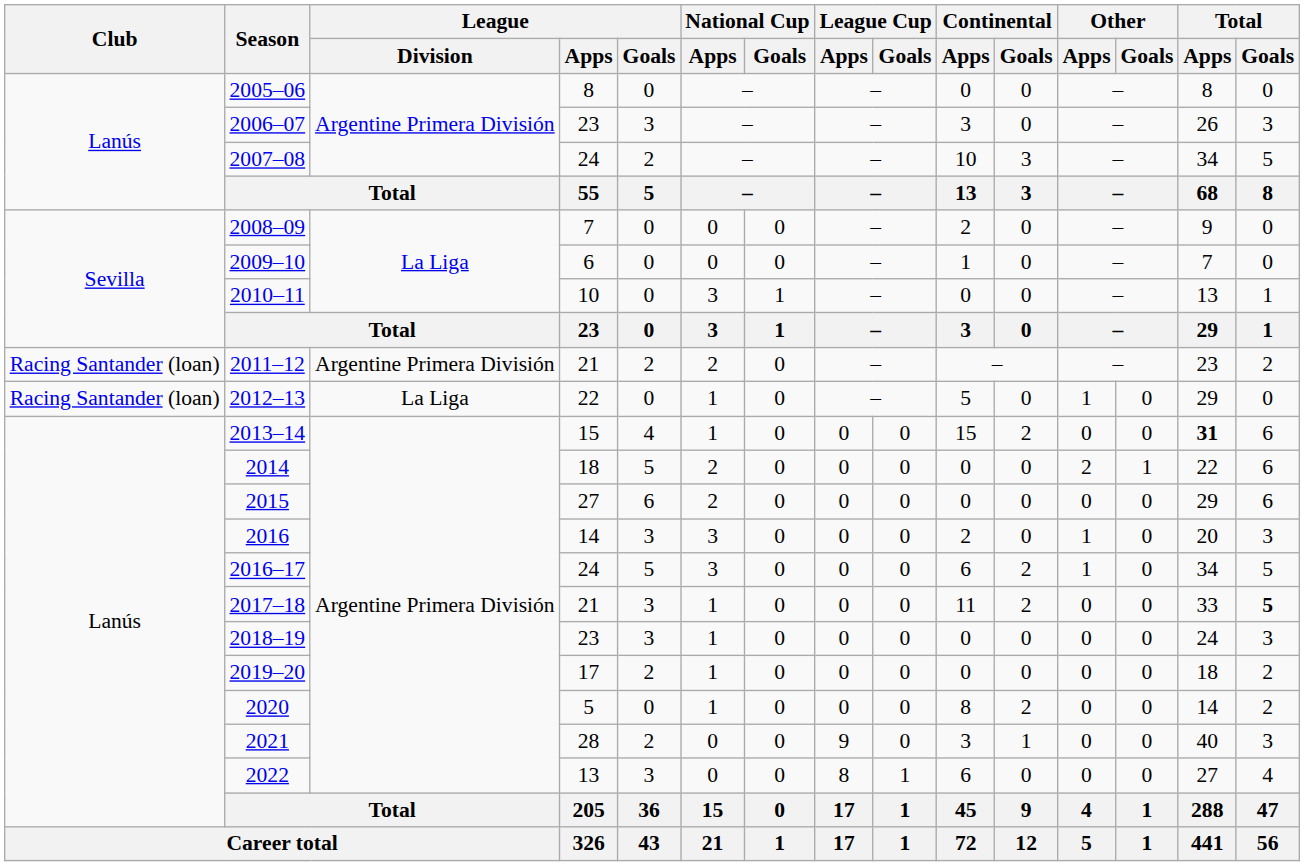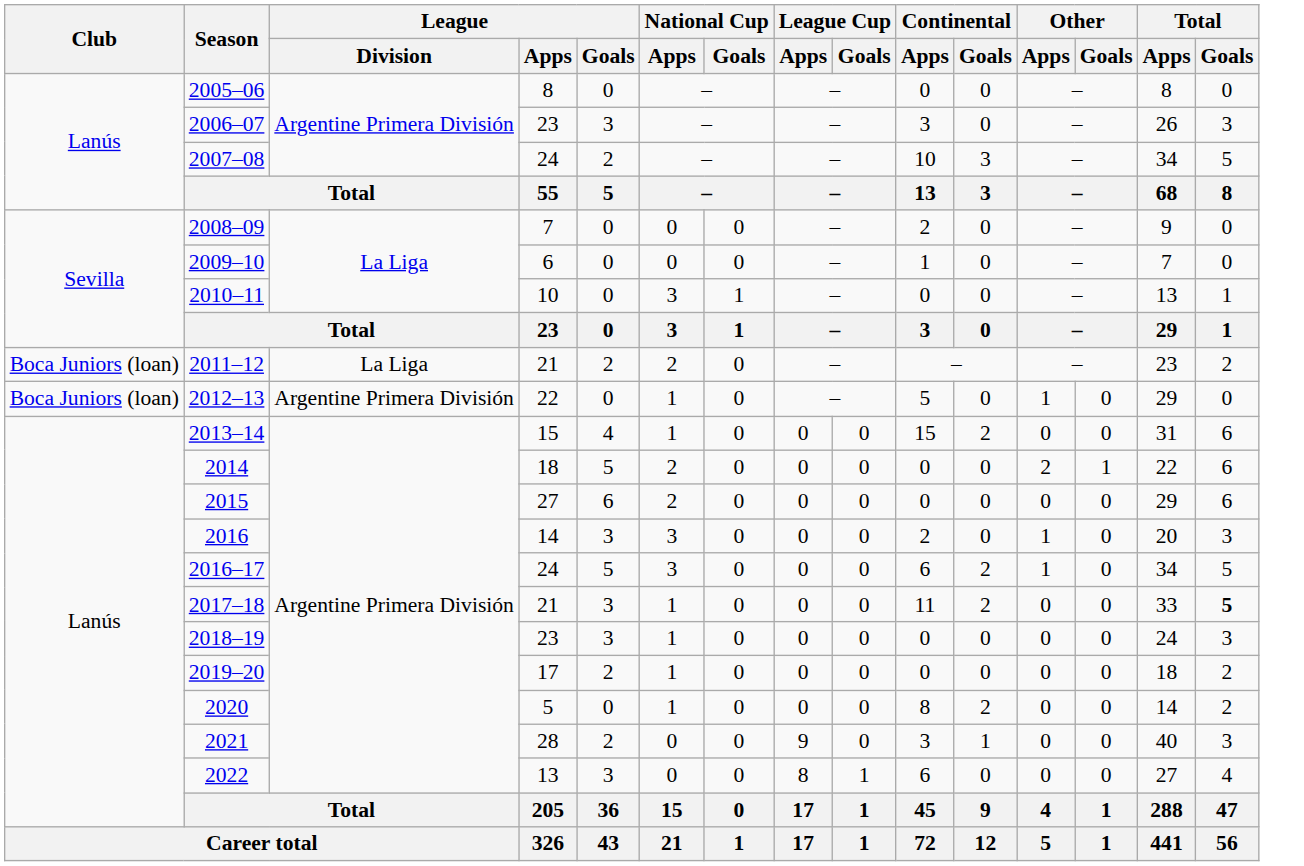(115, 364) Racing Santander (loan) -> (94, 364) Boca Juniors (loan)
(435, 364) Argentine Primera División -> (394, 364) La Liga
(115, 398) Racing Santander (loan) -> (94, 398) Boca Juniors (loan)
(435, 398) La Liga -> (394, 398) Argentine Primera División
(1207, 432) bold -> (1167, 432) normal
